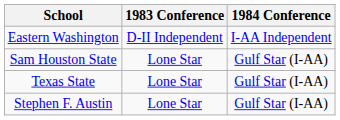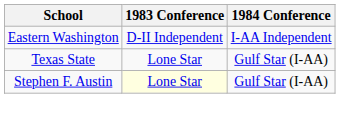- row: (63, 59)
(175, 103) no background -> (175, 81) lightyellow background
